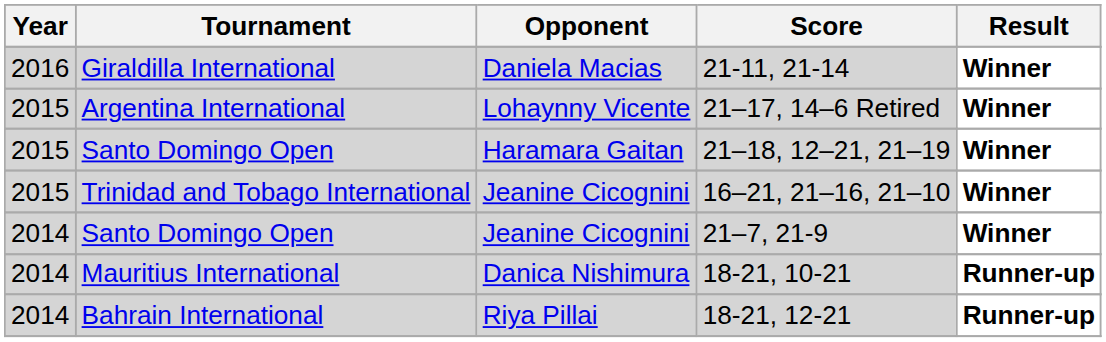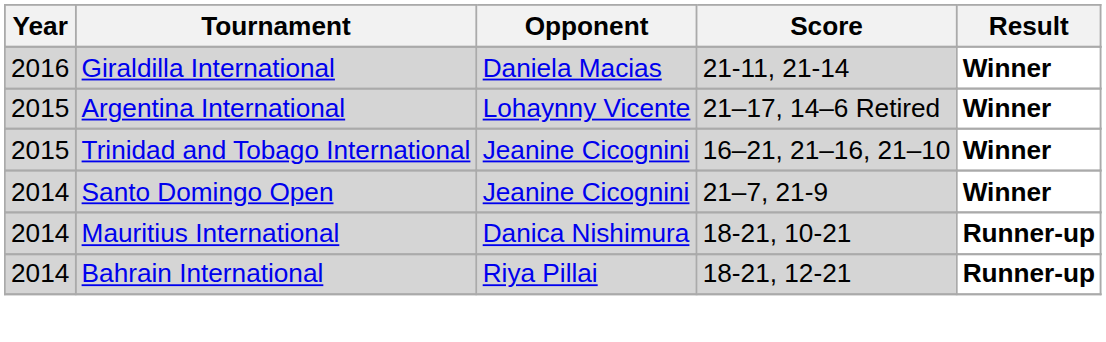- row: (827, 150)
